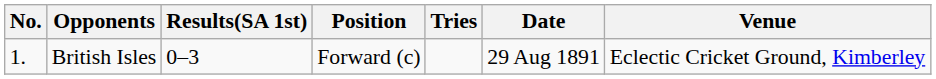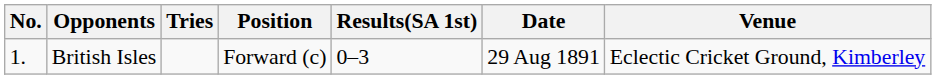columns swapped: (237, 21) <-> (454, 21)
